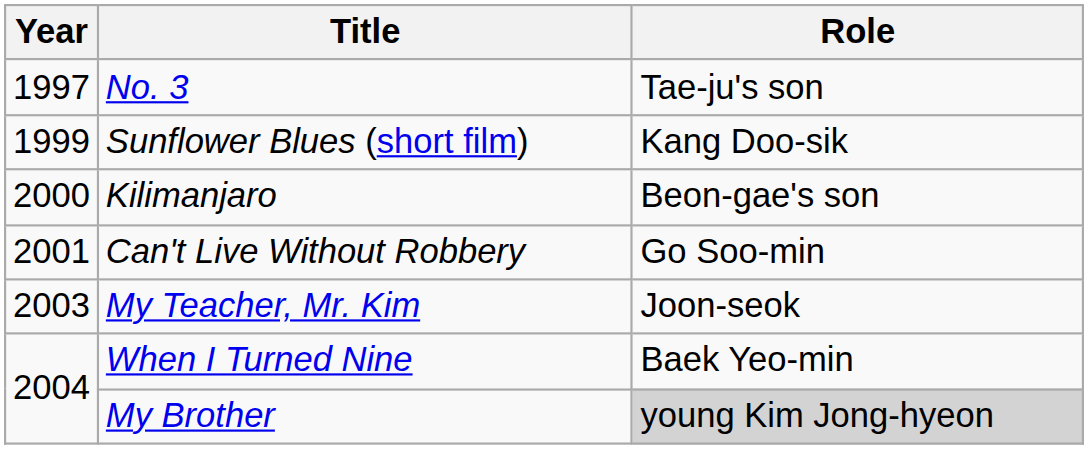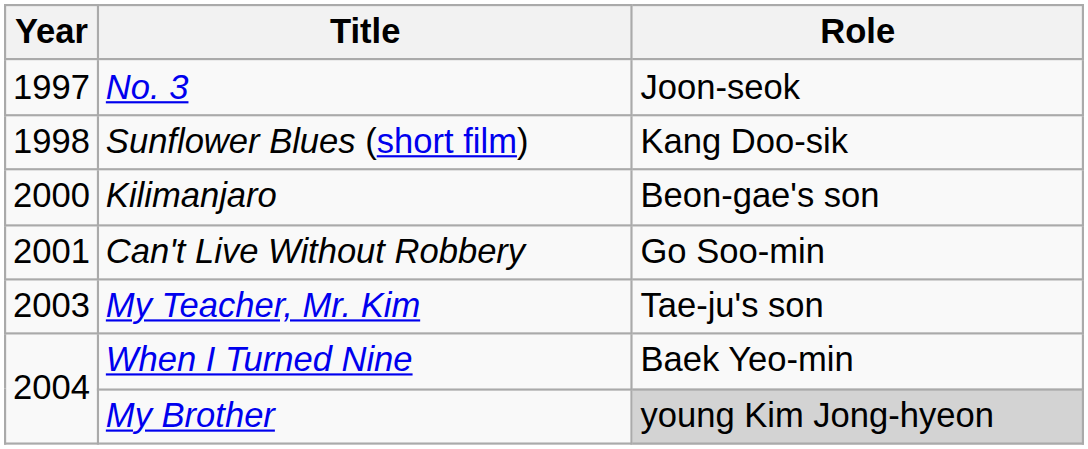(732, 86) Tae-ju's son -> (720, 86) Joon-seok
(51, 141) 1999 -> (51, 141) 1998
(720, 305) Joon-seok -> (732, 305) Tae-ju's son
